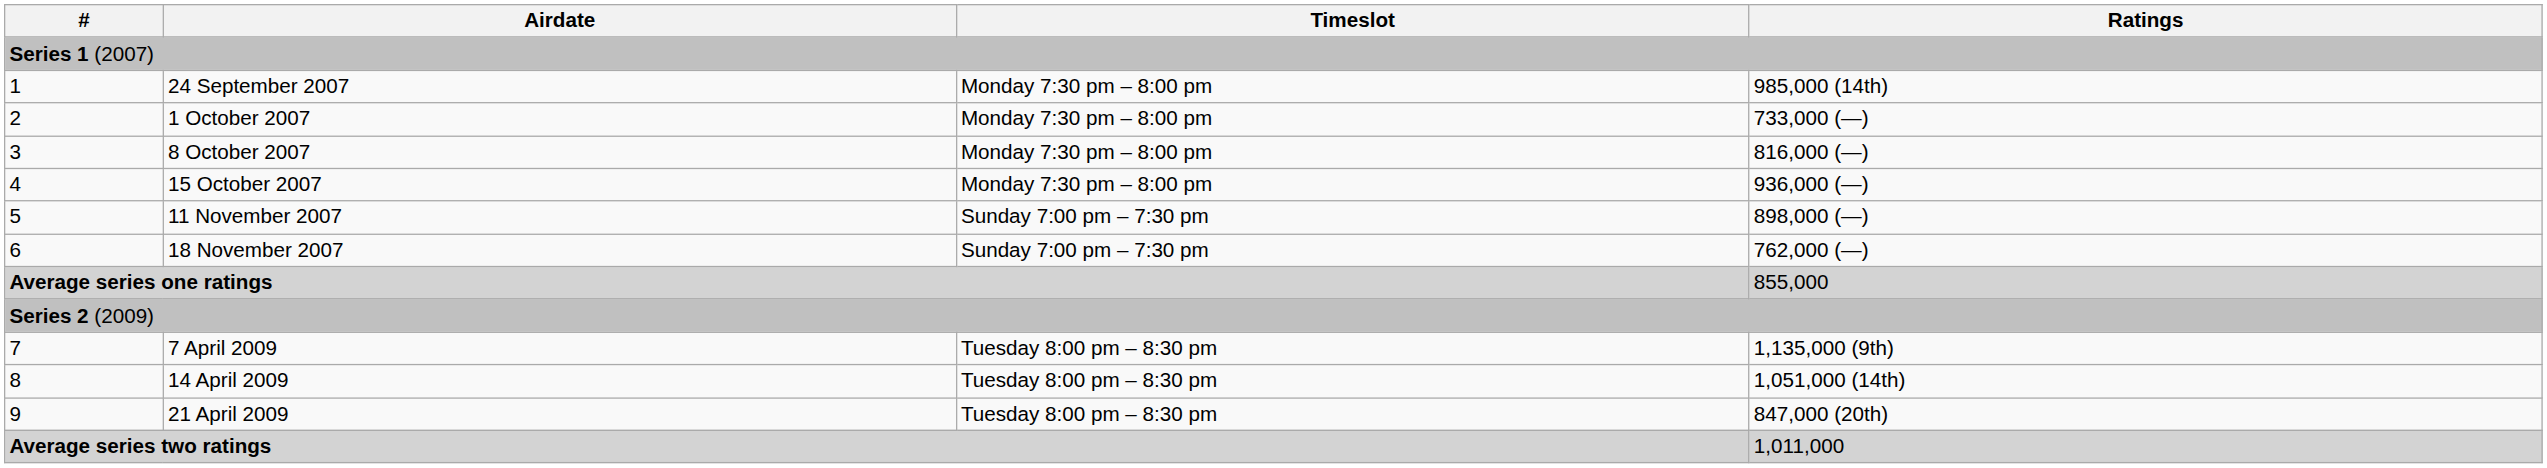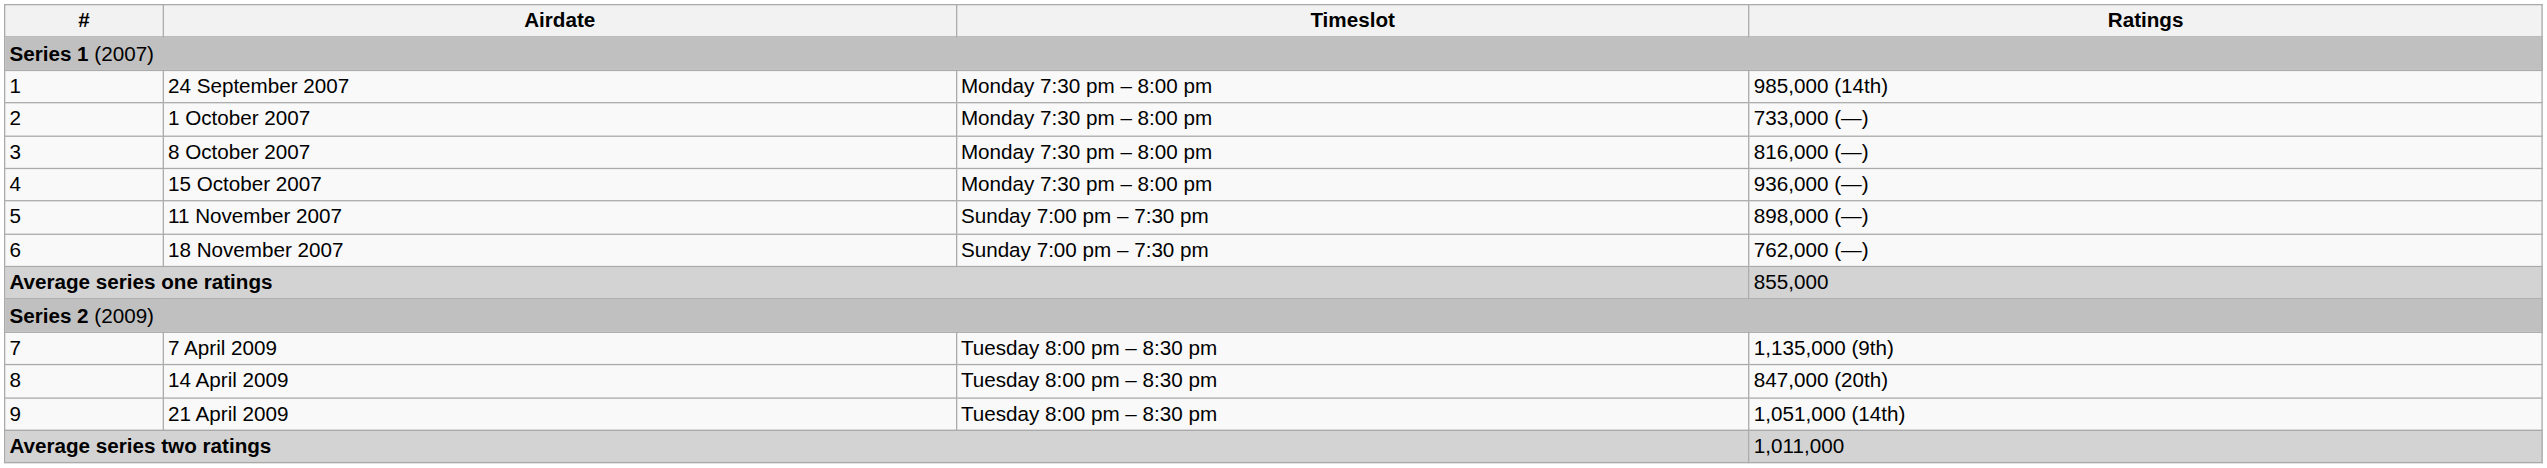(1830, 380) 1,051,000 (14th) -> (1821, 380) 847,000 (20th)
(1821, 413) 847,000 (20th) -> (1830, 413) 1,051,000 (14th)
